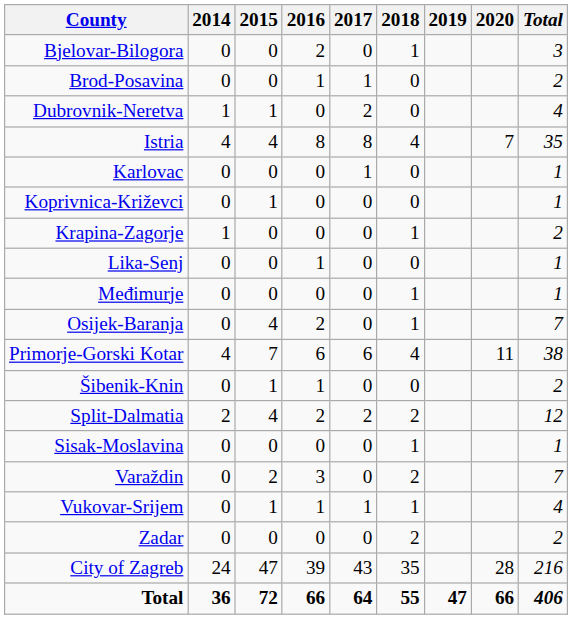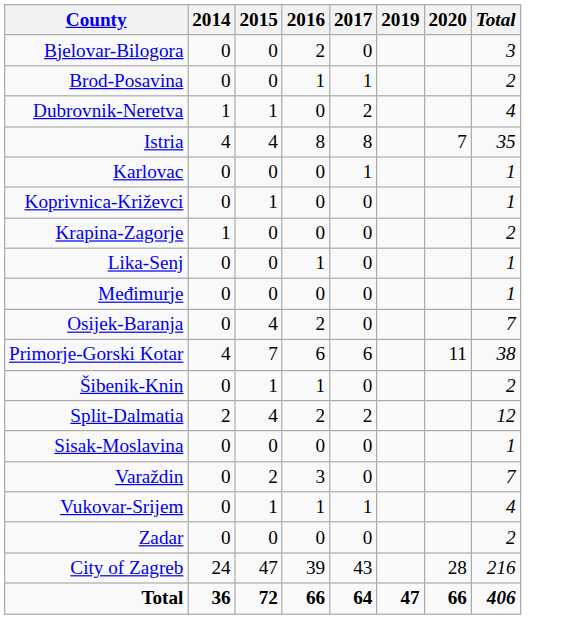- column: (400, 19)
